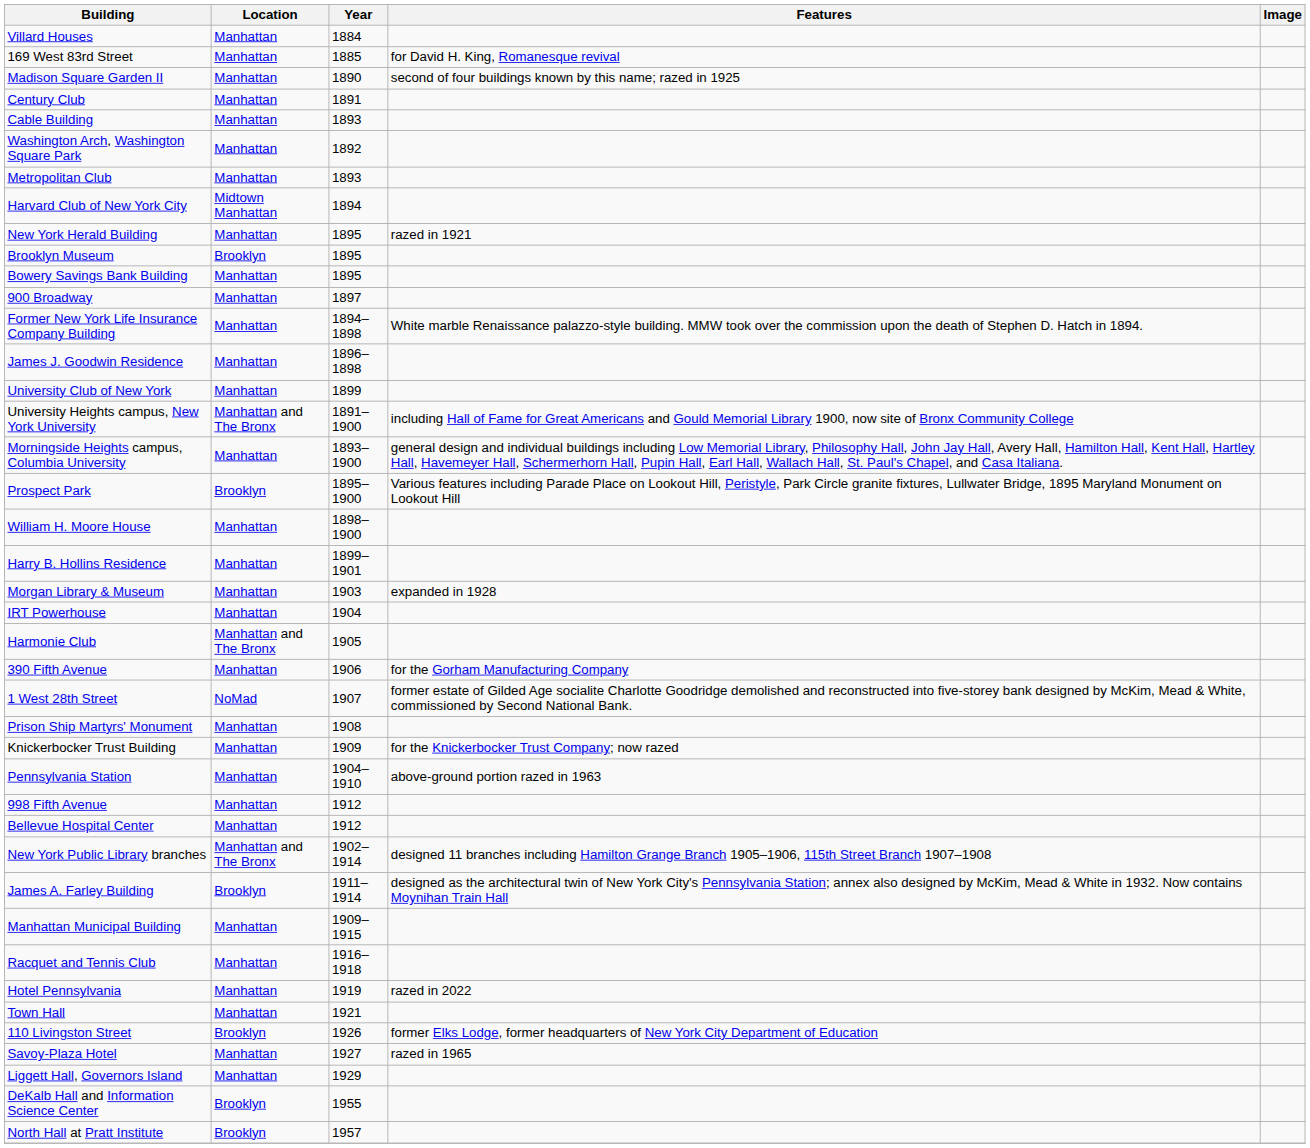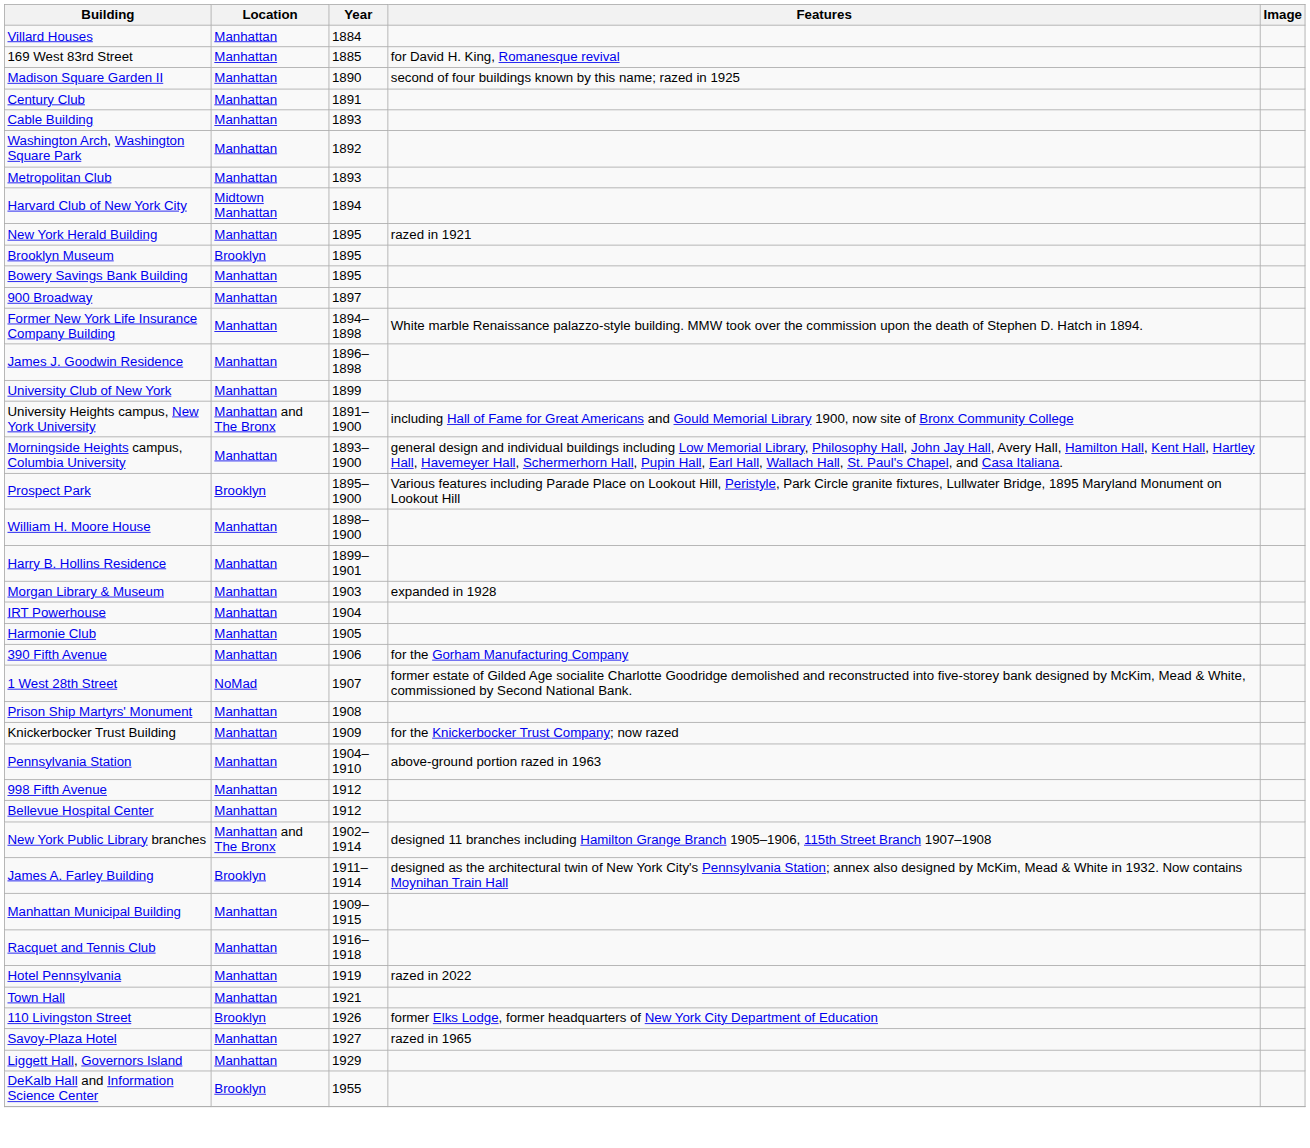(259, 641) Manhattan and The Bronx -> (246, 633) Manhattan
- row: (85, 1132)
